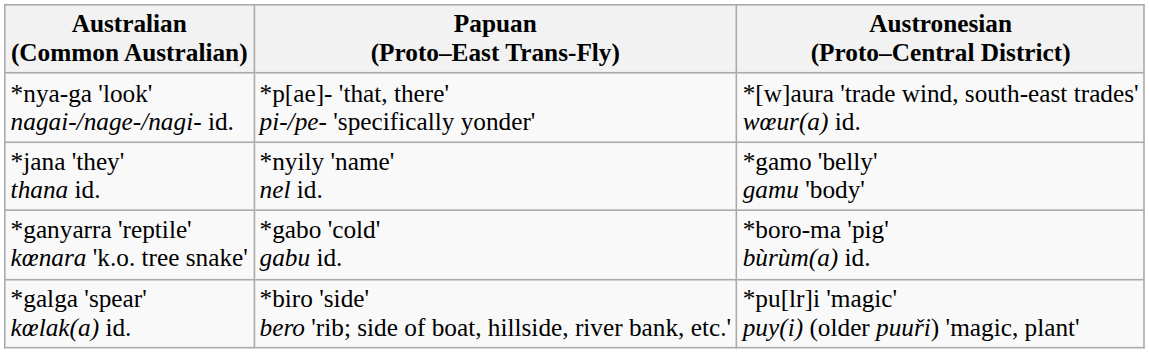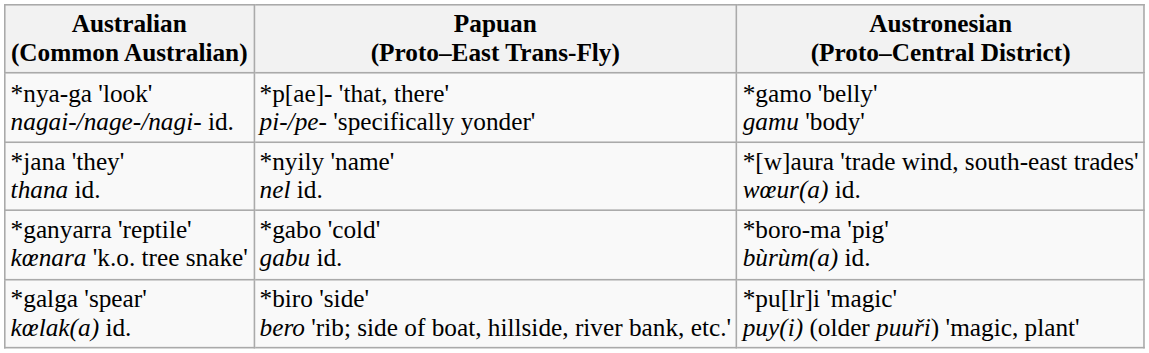(941, 107) *[w]aura 'trade wind, south-east trades' wœur(a) id. -> (810, 107) *gamo 'belly' gamu 'body'
(810, 175) *gamo 'belly' gamu 'body' -> (941, 175) *[w]aura 'trade wind, south-east trades' wœur(a) id.
